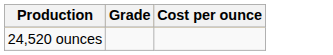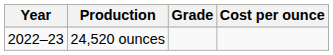+ column: (36, 15)
